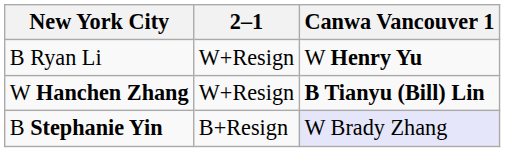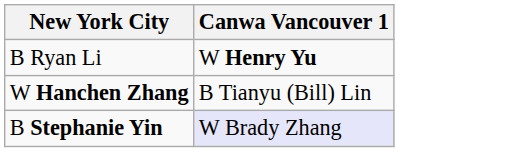- column: (247, 22)
(395, 92) bold -> (285, 92) normal
